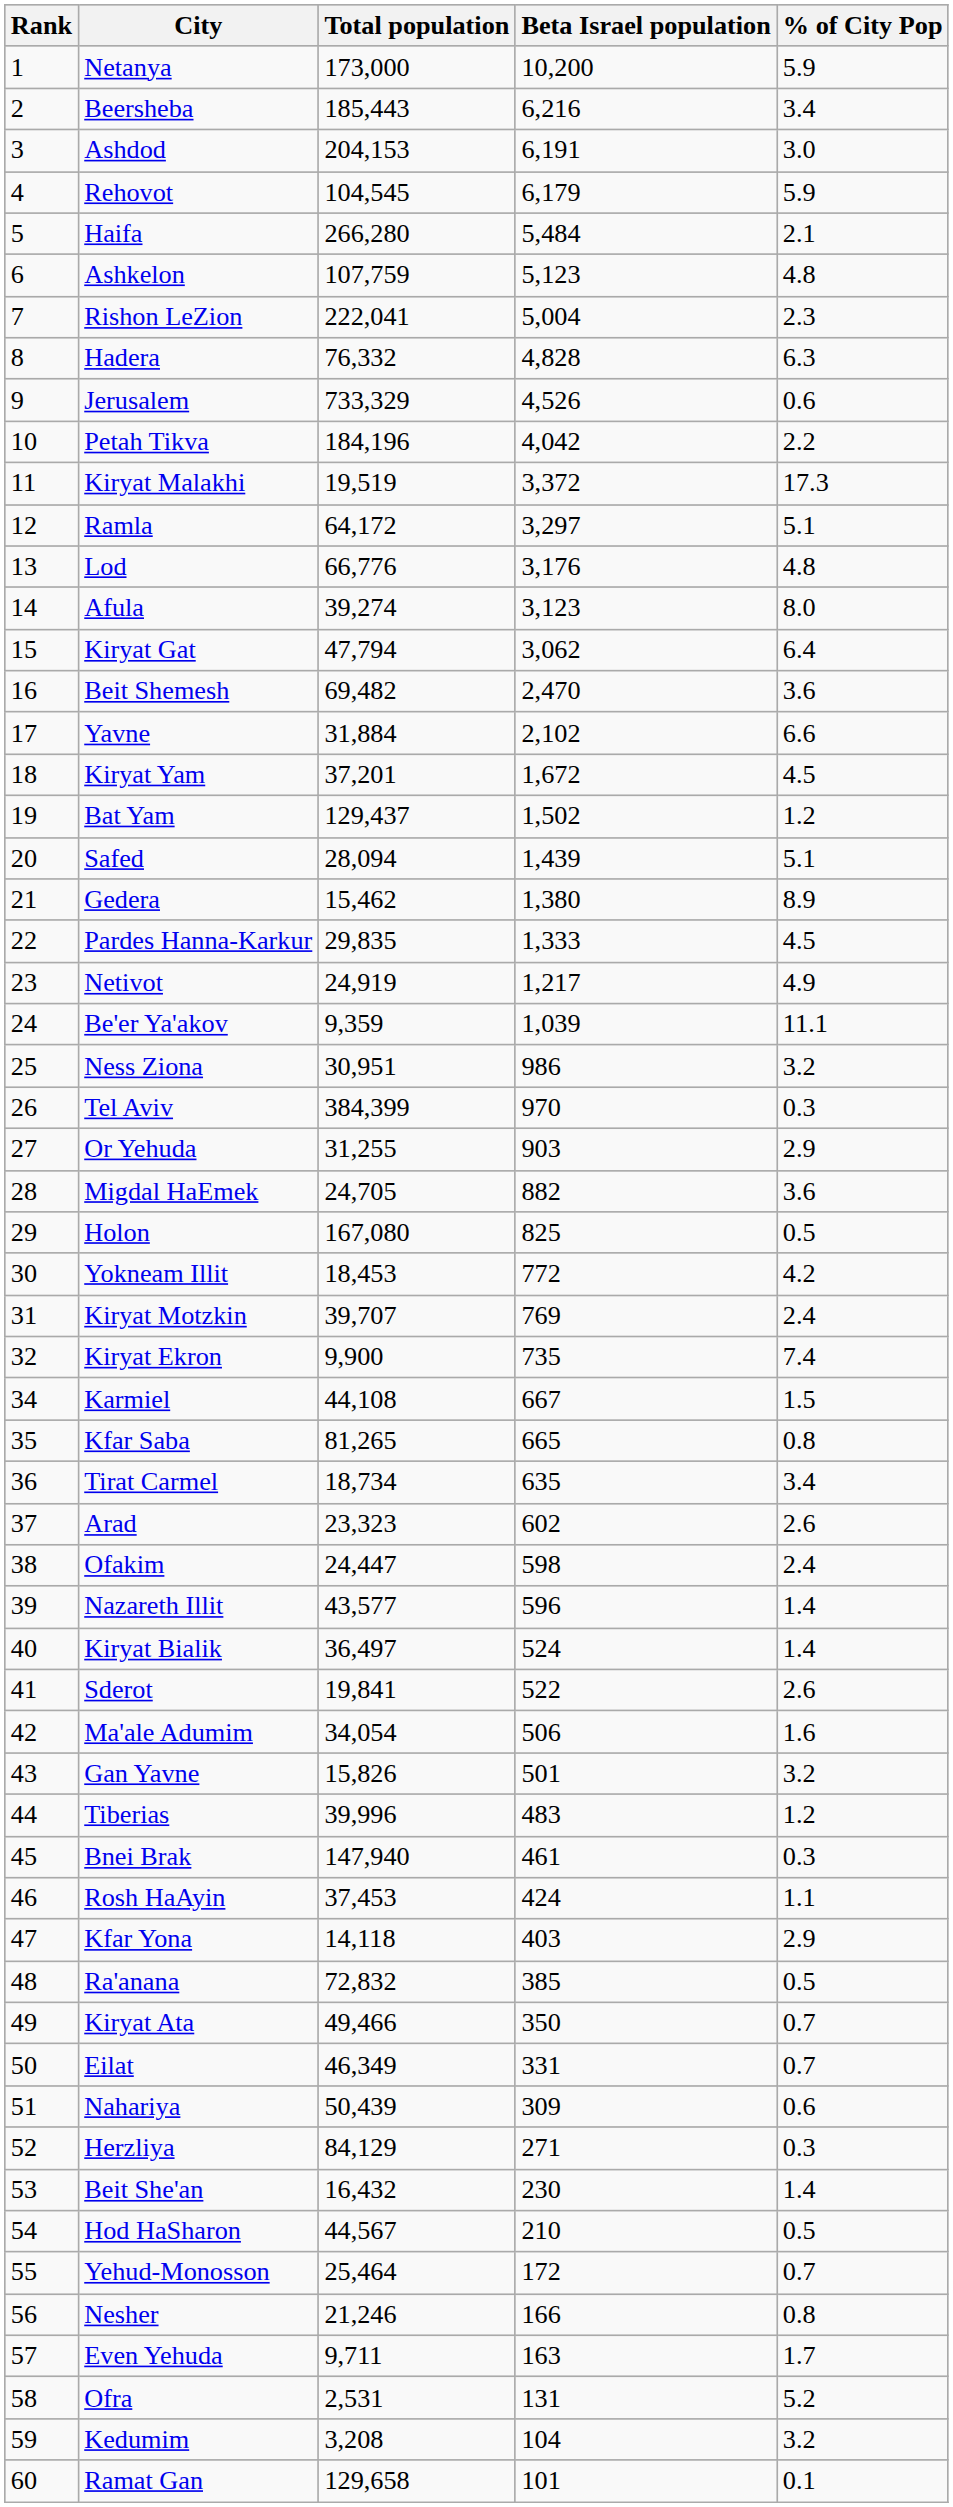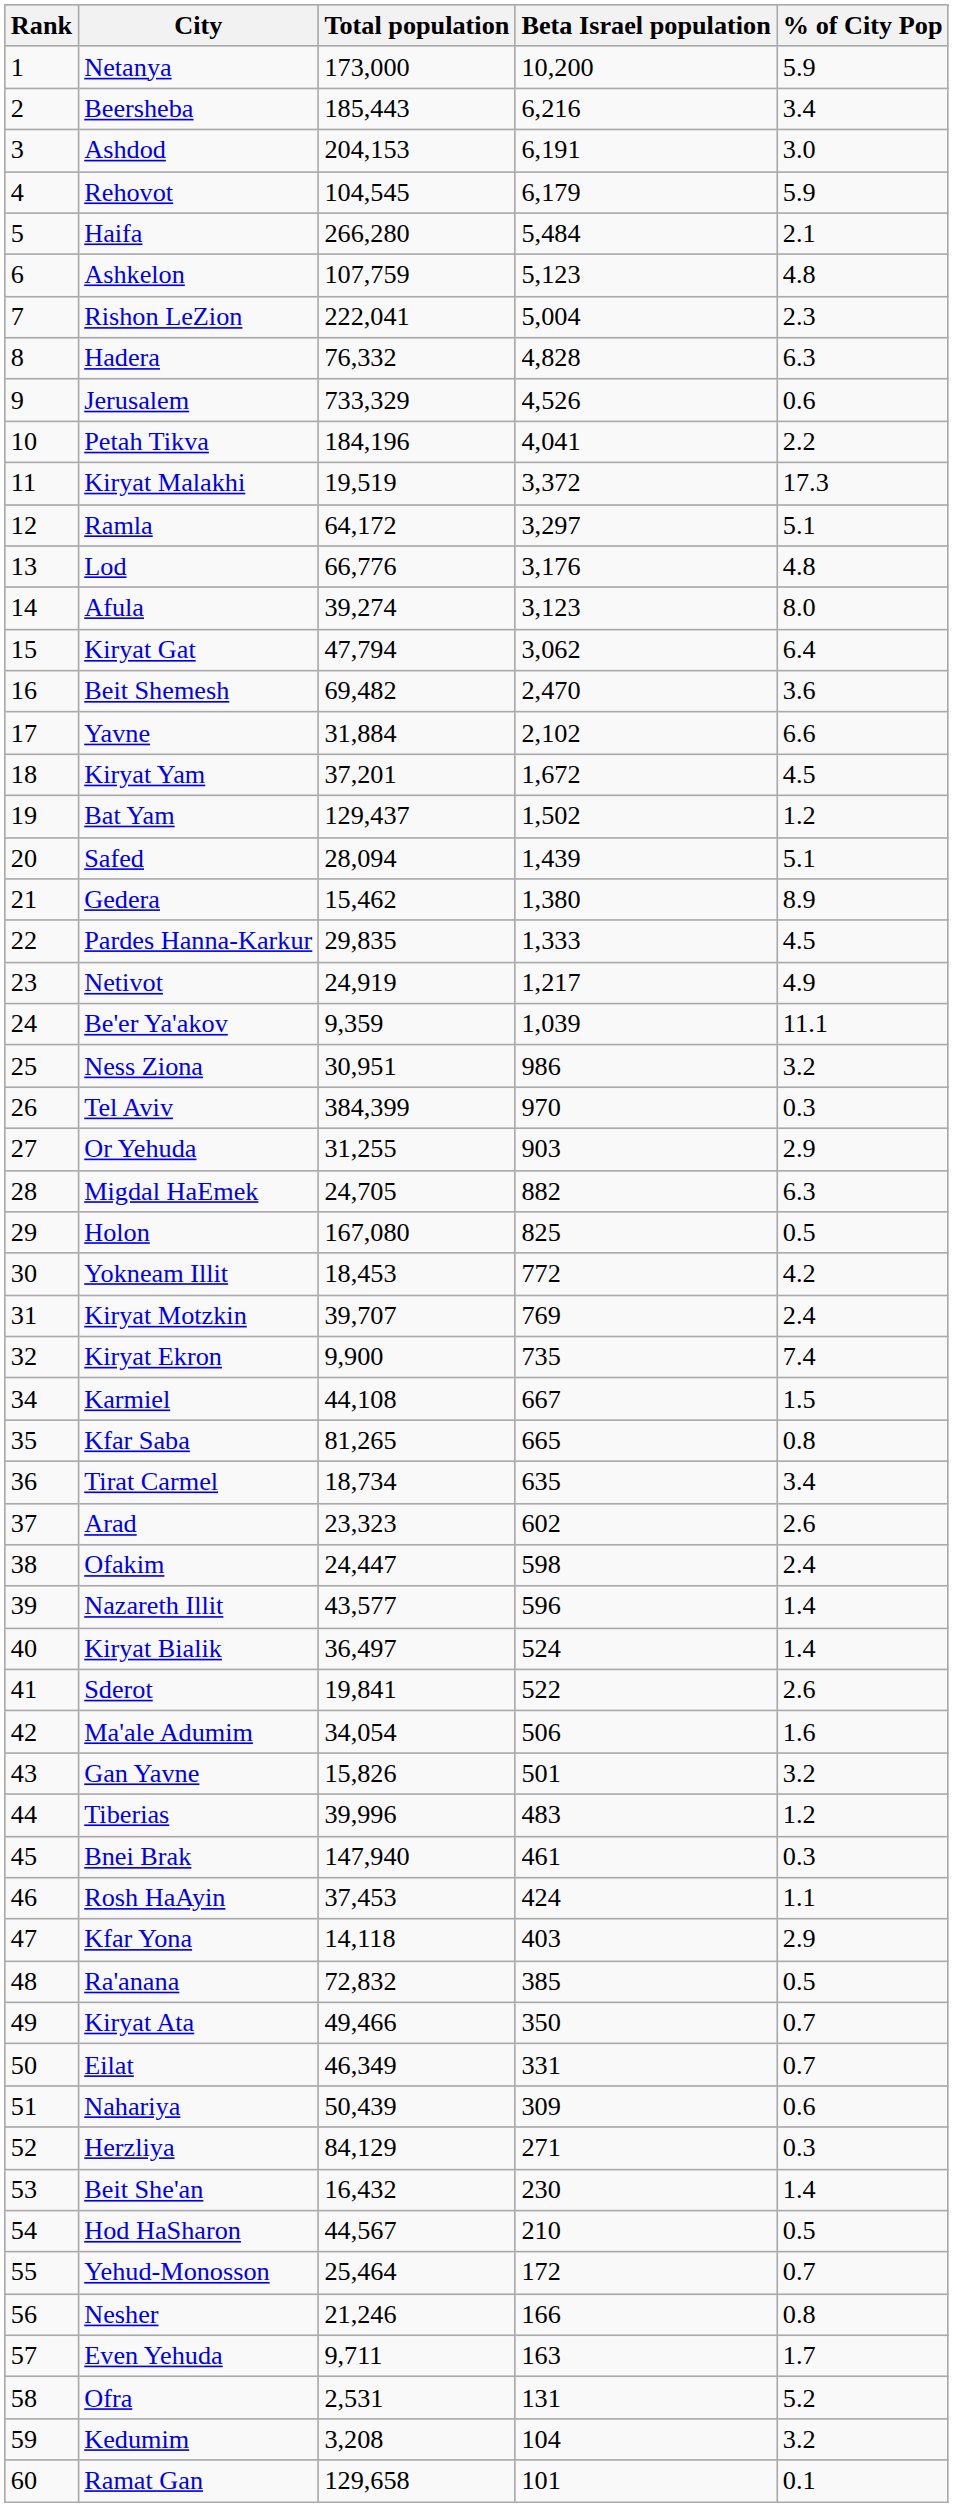(551, 441) 4,042 -> (551, 441) 4,041
(799, 1190) 3.6 -> (799, 1190) 6.3
